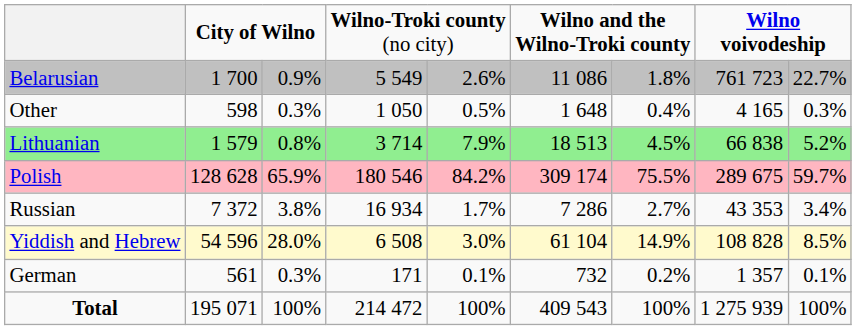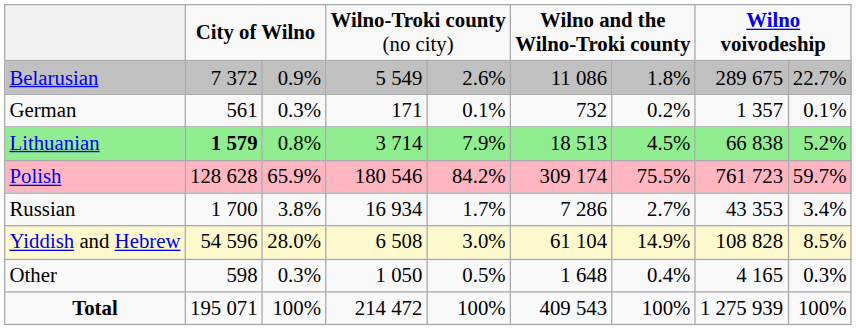(234, 77) 1 700 -> (234, 77) 7 372
(749, 77) 761 723 -> (749, 77) 289 675
rows swapped: (43, 275) <-> (33, 110)
(234, 143) normal -> (234, 143) bold
(749, 176) 289 675 -> (749, 176) 761 723
(234, 209) 7 372 -> (234, 209) 1 700
